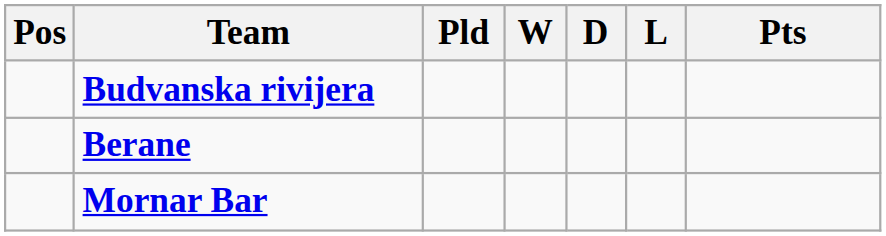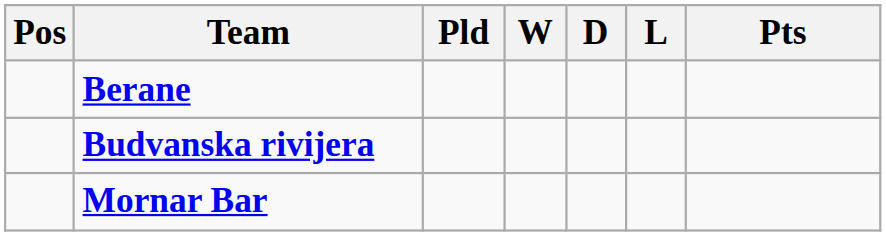rows swapped: (228, 88) <-> (137, 144)
